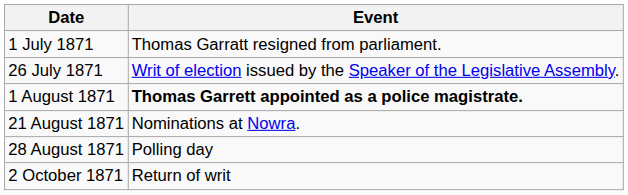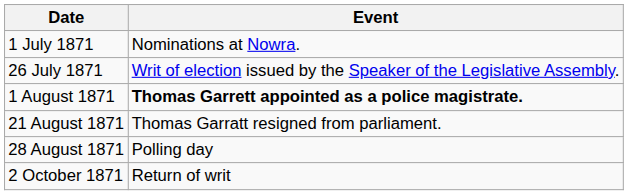(287, 44) Thomas Garratt resigned from parliament. -> (216, 44) Nominations at Nowra.
(216, 123) Nominations at Nowra. -> (287, 123) Thomas Garratt resigned from parliament.
